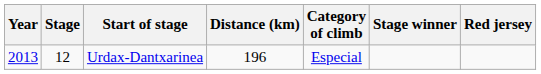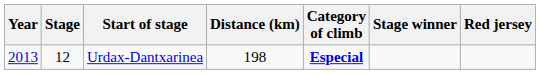(255, 57) 196 -> (255, 57) 198
(336, 57) normal -> (336, 57) bold
